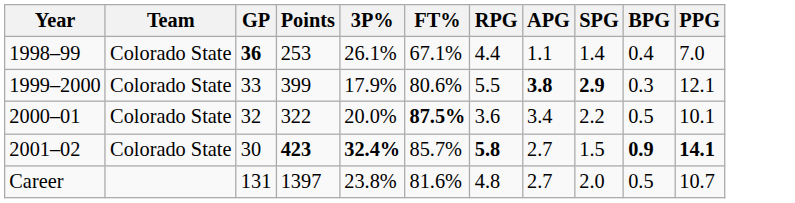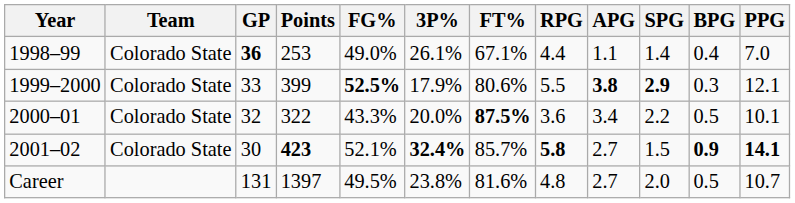+ column: (372, 20)
